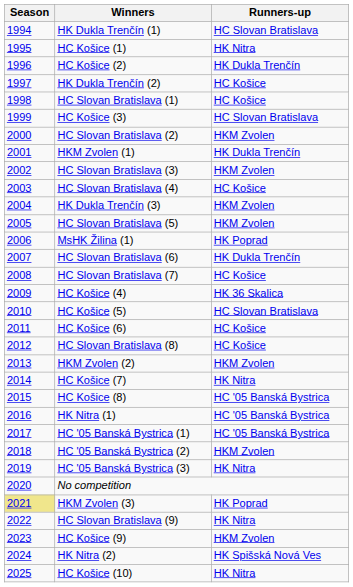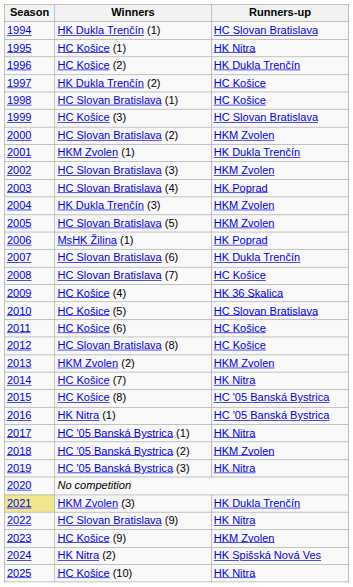(240, 188) HC Košice -> (241, 188) HK Poprad
(272, 433) HC '05 Banská Bystrica -> (235, 433) HK Nitra
(241, 503) HK Poprad -> (257, 503) HK Dukla Trenčín
